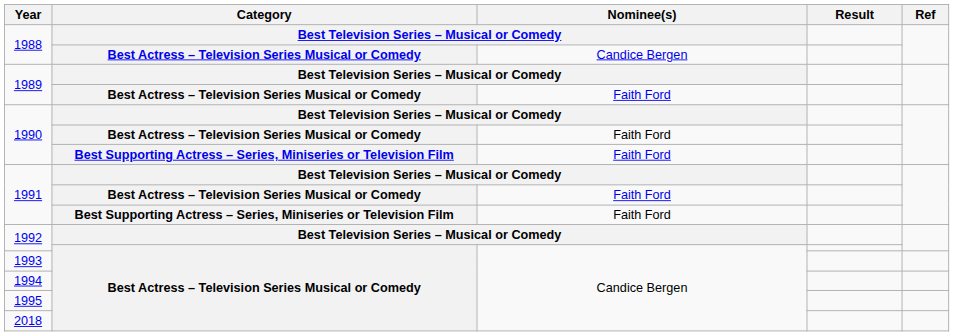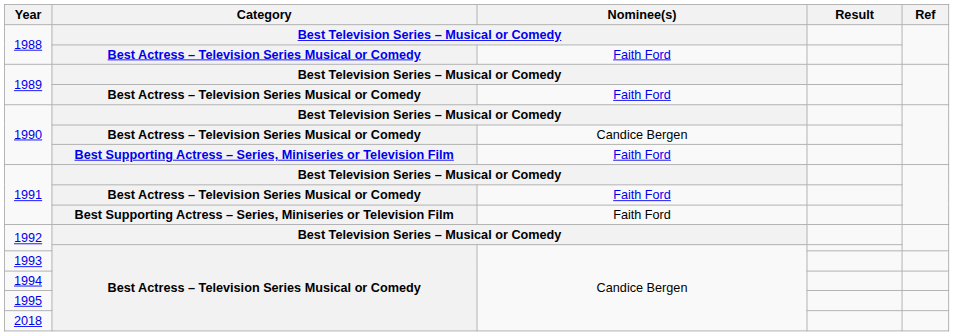(642, 55) Candice Bergen -> (642, 55) Faith Ford
(642, 135) Faith Ford -> (642, 135) Candice Bergen
